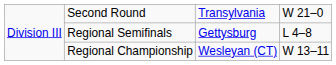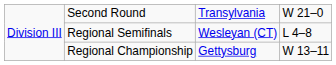(227, 32) Gettysburg -> (238, 32) Wesleyan (CT)
(238, 51) Wesleyan (CT) -> (227, 51) Gettysburg
